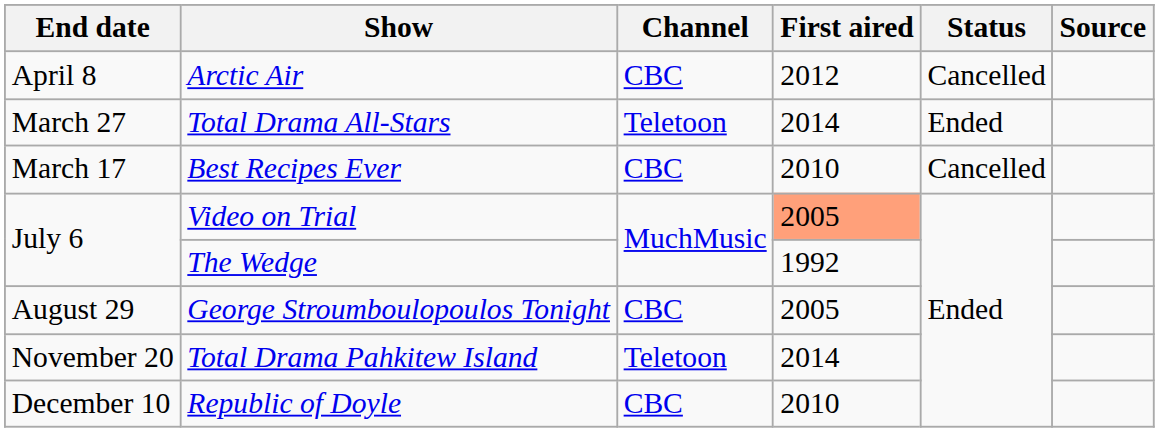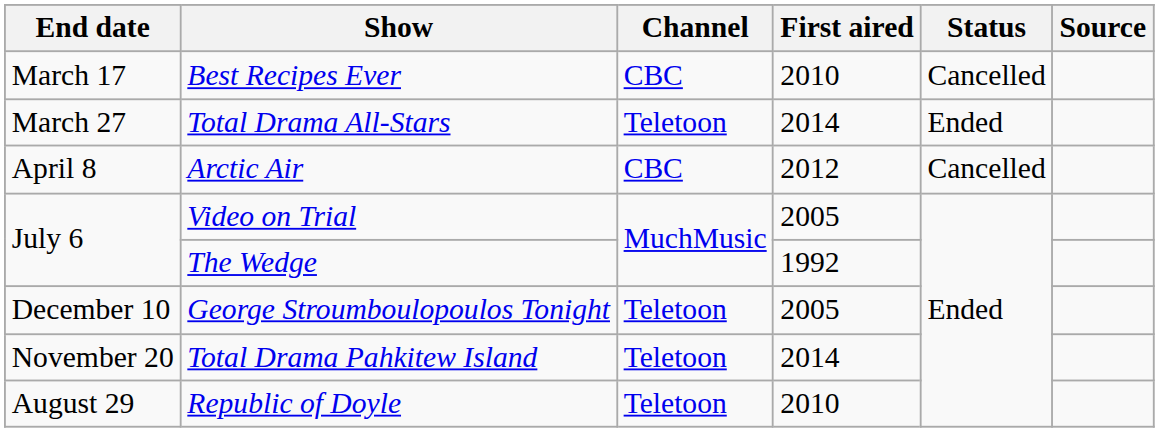rows swapped: (294, 168) <-> (245, 74)
(810, 215) lightsalmon background -> (810, 215) no background
(73, 309) August 29 -> (91, 309) December 10
(653, 309) CBC -> (675, 309) Teletoon
(91, 403) December 10 -> (73, 403) August 29
(653, 403) CBC -> (675, 403) Teletoon
